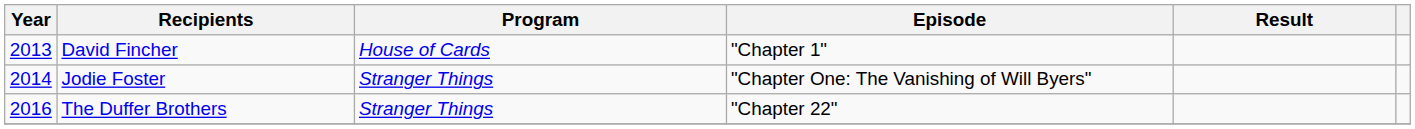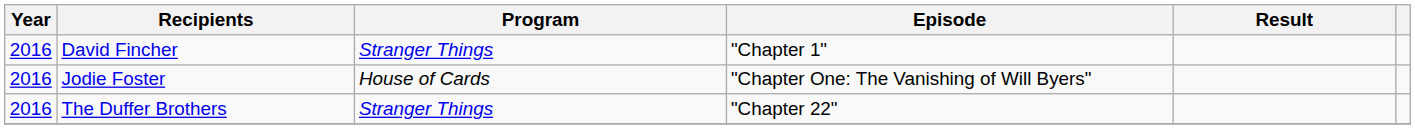(31, 50) 2013 -> (31, 50) 2016
(424, 50) House of Cards -> (426, 50) Stranger Things
(31, 80) 2014 -> (31, 80) 2016
(426, 80) Stranger Things -> (424, 80) House of Cards
